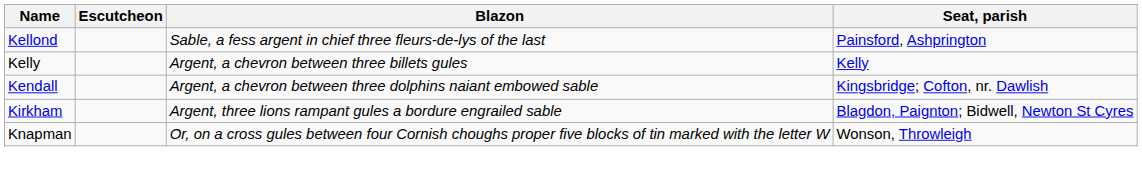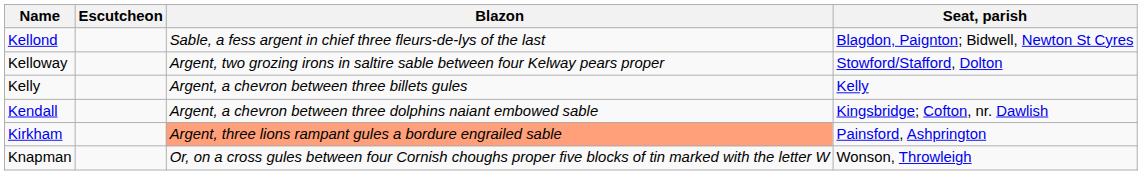(911, 39) Painsford, Ashprington -> (985, 39) Blagdon, Paignton; Bidwell, Newton St Cyres
+ row: (38, 63)
(366, 110) no background -> (366, 134) lightsalmon background
(985, 110) Blagdon, Paignton; Bidwell, Newton St Cyres -> (911, 134) Painsford, Ashprington
